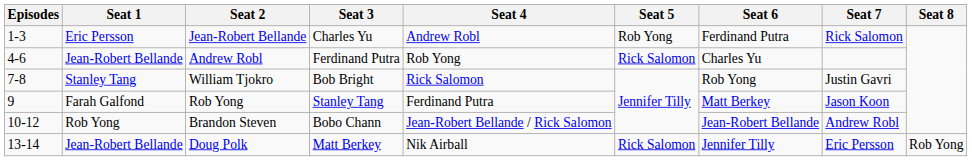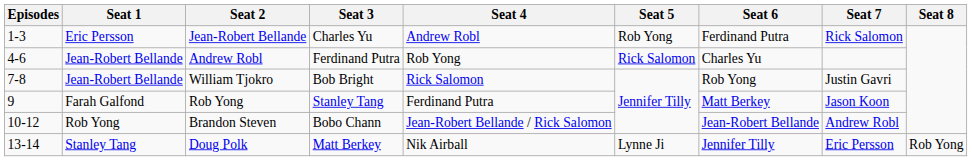(101, 79) Stanley Tang -> (124, 79) Jean-Robert Bellande
(124, 144) Jean-Robert Bellande -> (101, 144) Stanley Tang
(657, 144) Rick Salomon -> (641, 144) Lynne Ji
